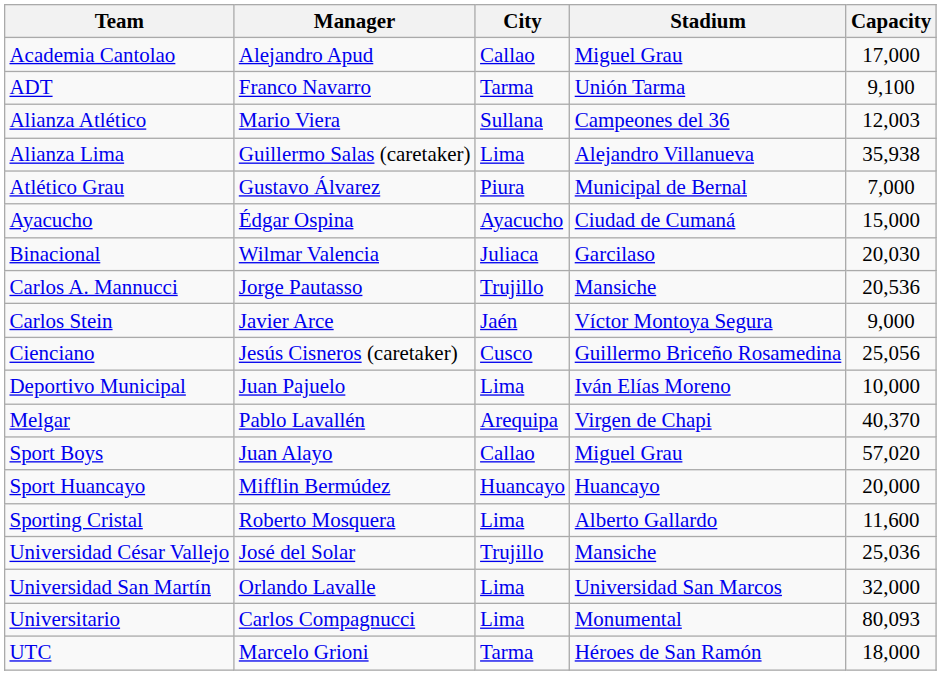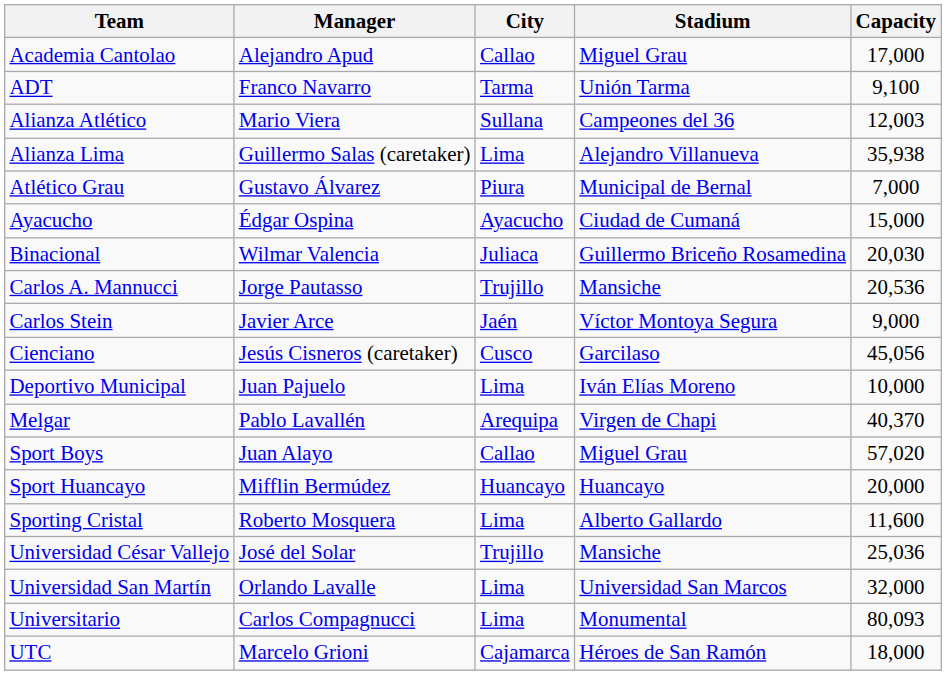(615, 253) Garcilaso -> (713, 253) Guillermo Briceño Rosamedina
(708, 353) Guillermo Briceño Rosamedina -> (620, 353) Garcilaso
(891, 353) 25,056 -> (896, 353) 45,056
(507, 652) Tarma -> (525, 652) Cajamarca
